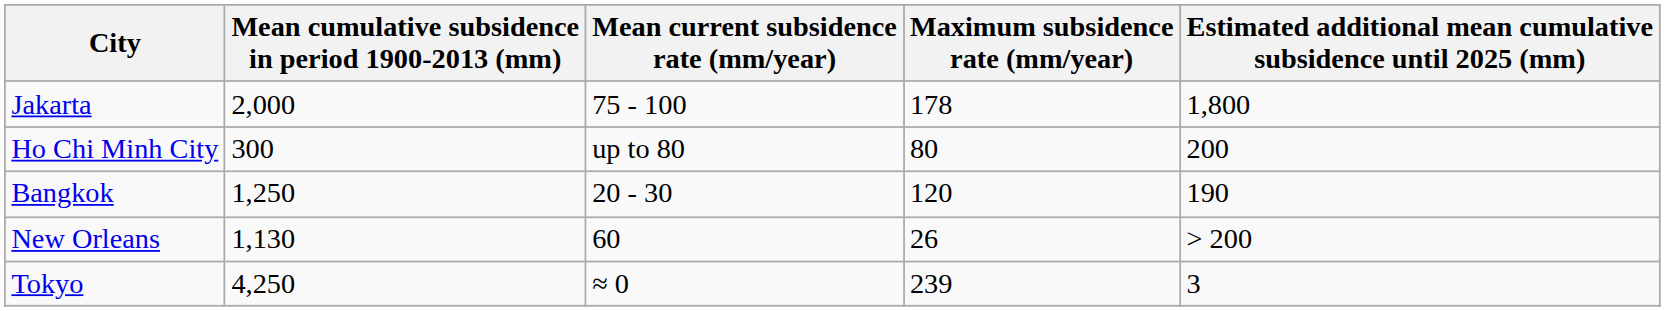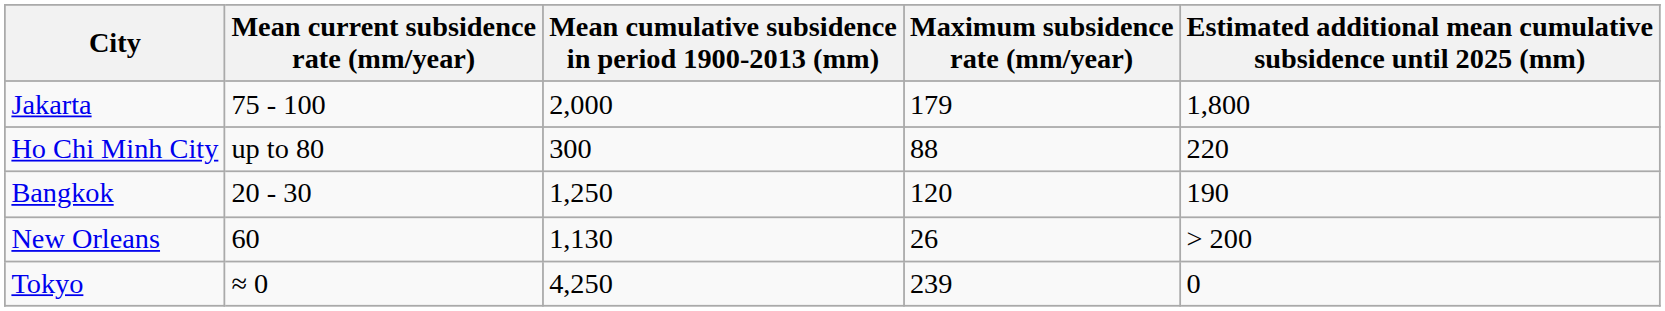columns swapped: (405, 42) <-> (745, 42)
(931, 103) 178 -> (931, 103) 179
(924, 148) 80 -> (924, 148) 88
(1208, 148) 200 -> (1208, 148) 220
(1194, 283) 3 -> (1194, 283) 0
